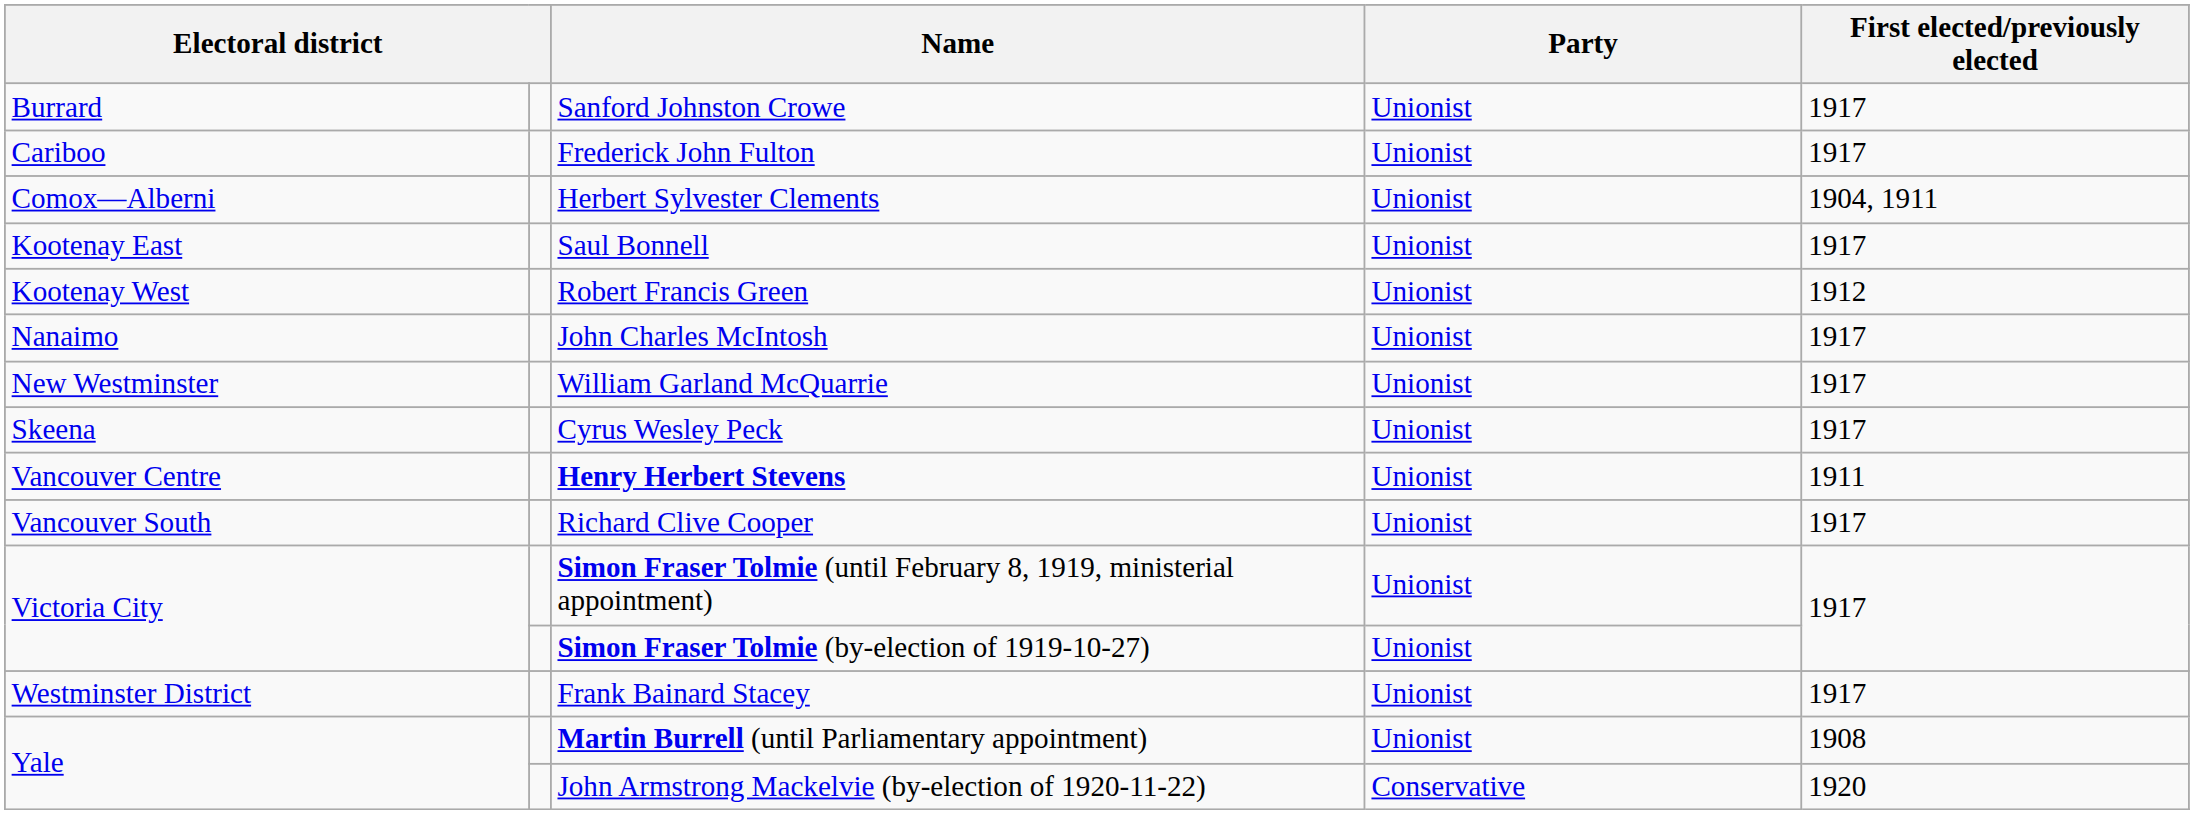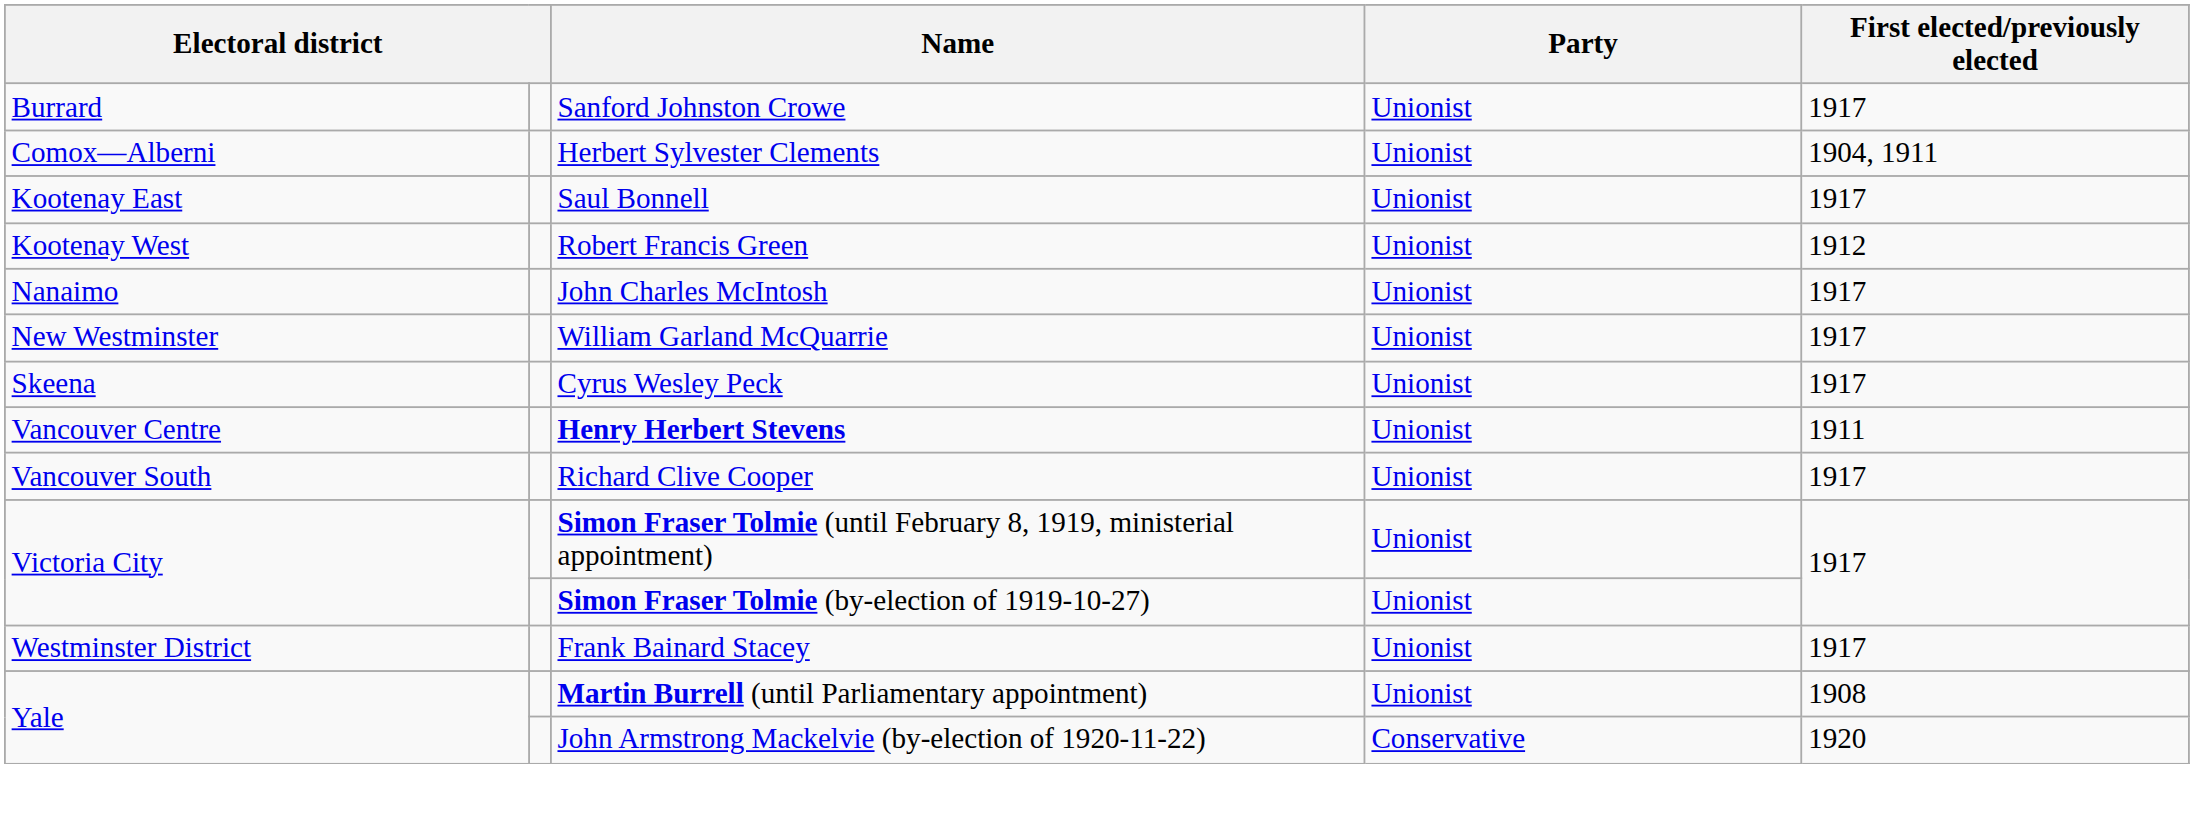- row: (686, 152)
